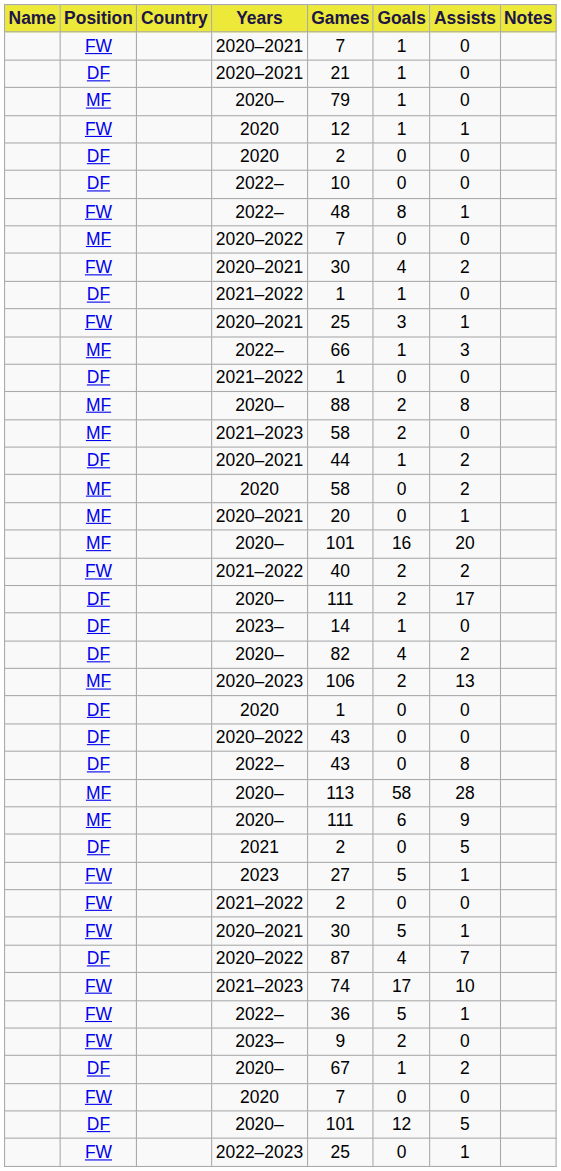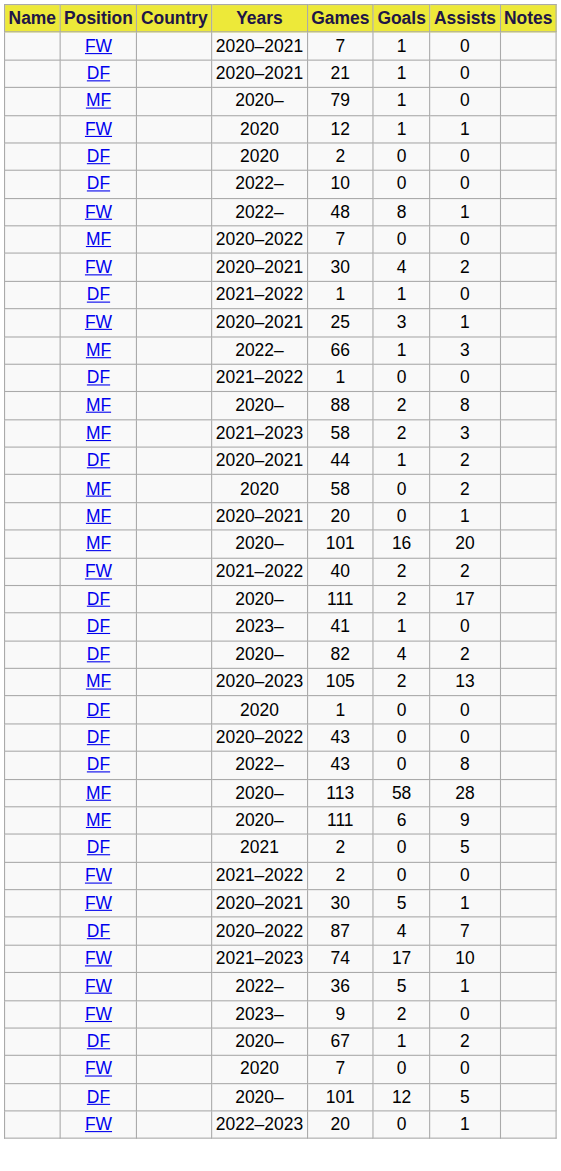(465, 433) 0 -> (465, 433) 3
(340, 626) 14 -> (340, 626) 41
(340, 682) 106 -> (340, 682) 105
- row: (98, 875)
(340, 1152) 25 -> (340, 1124) 20
